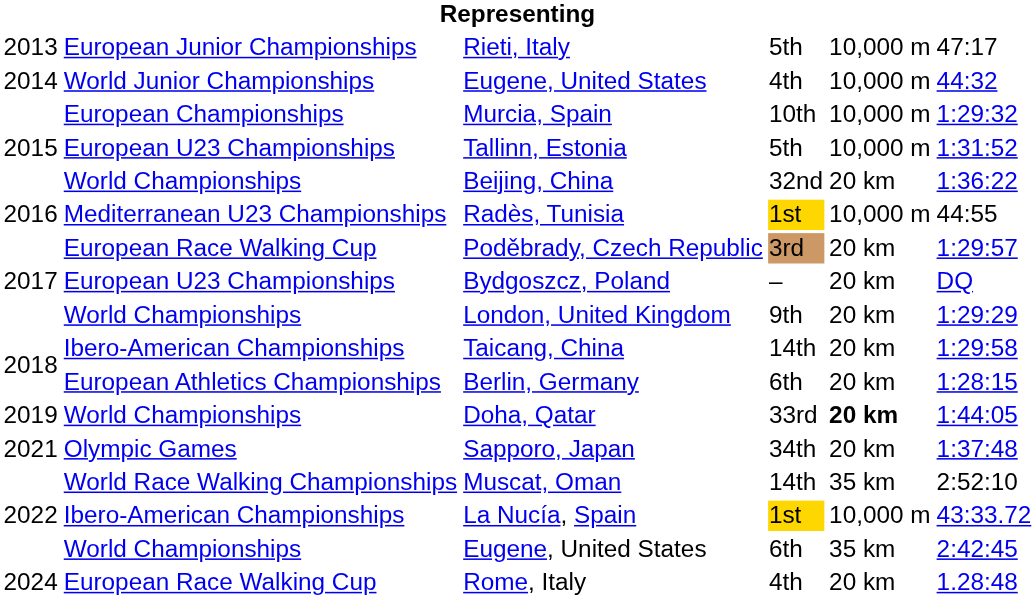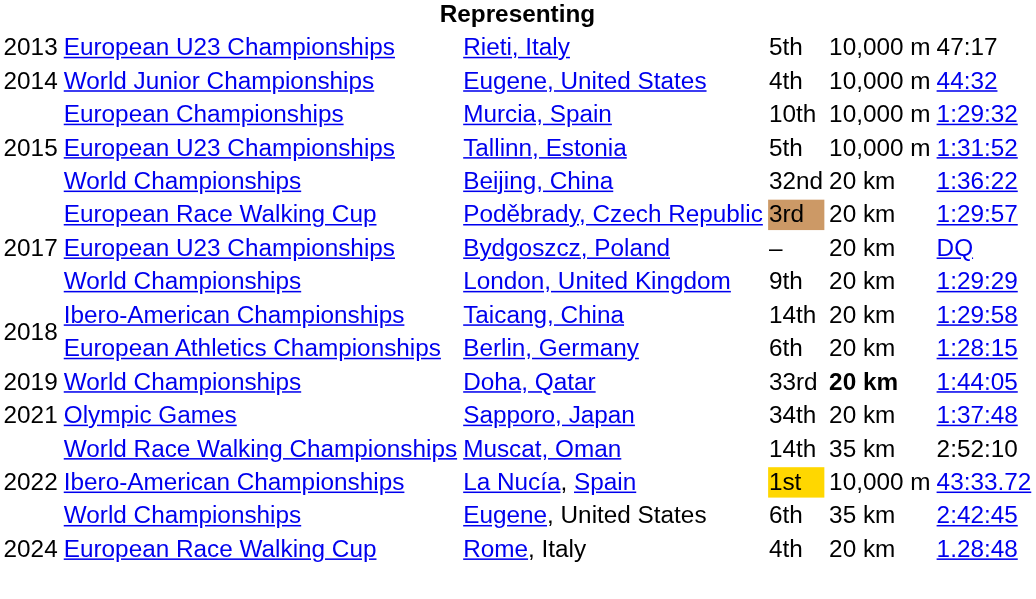(240, 47) European Junior Championships -> (229, 47) European U23 Championships
- row: (544, 214)
